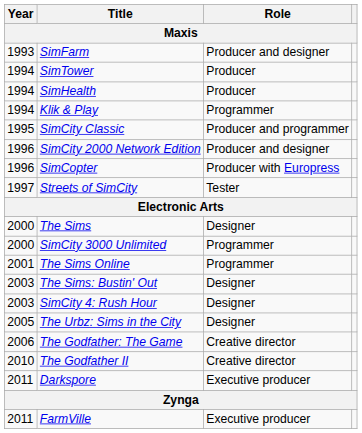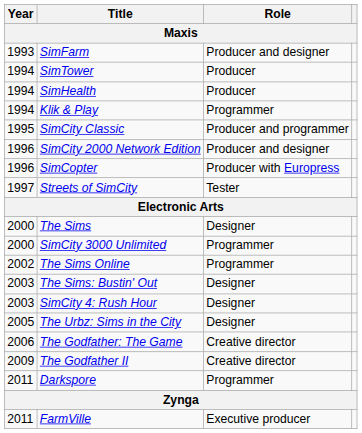(21, 264) 2001 -> (21, 264) 2002
(21, 361) 2010 -> (21, 361) 2009
(258, 380) Executive producer -> (240, 380) Programmer
